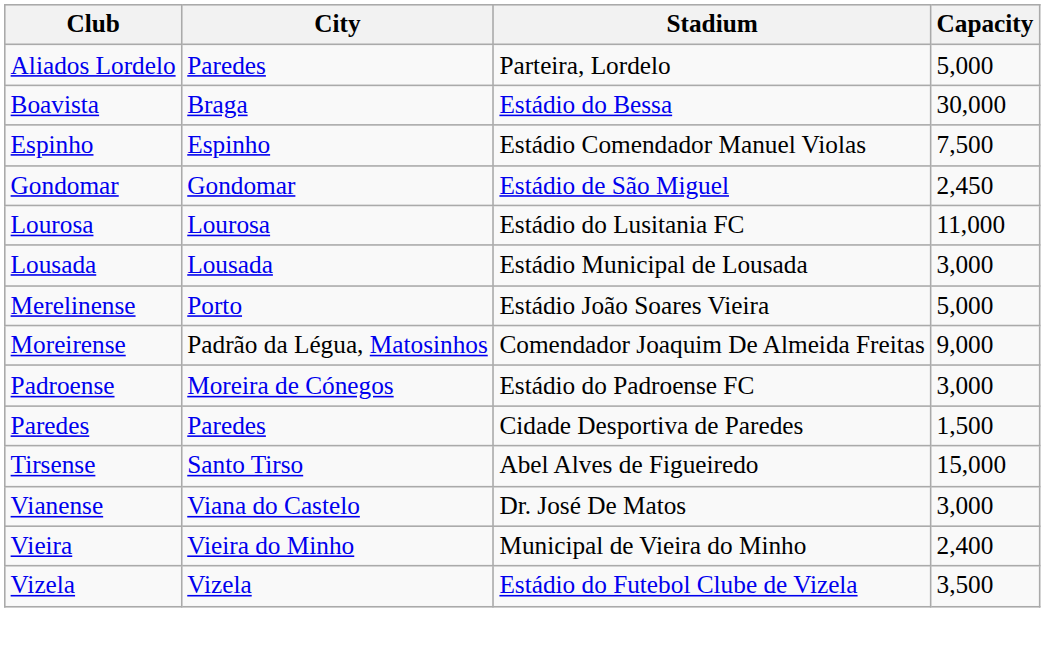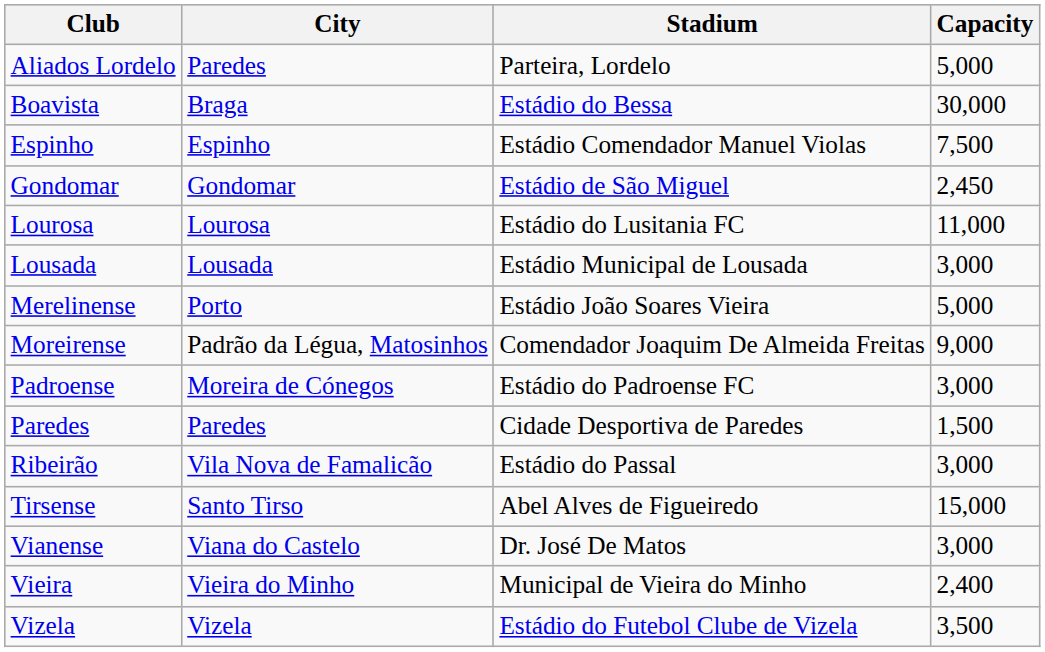+ row: (54, 465)
